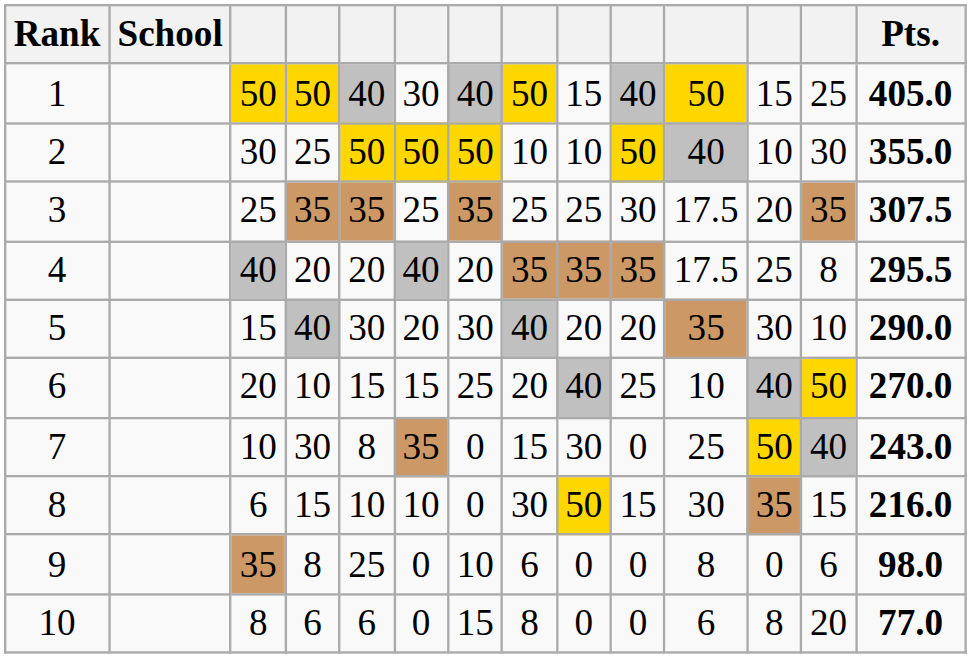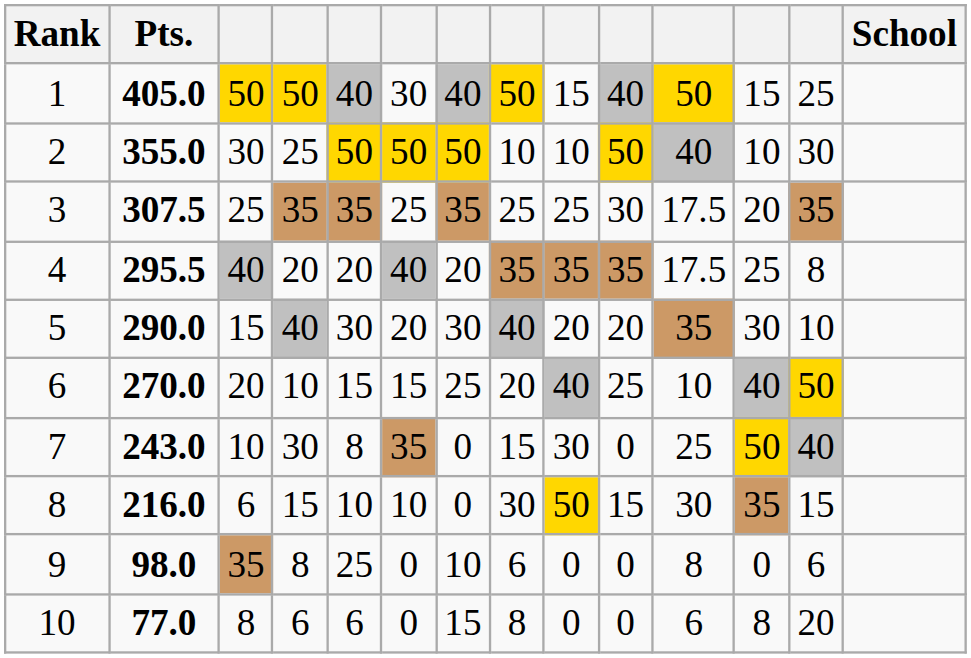columns swapped: (170, 33) <-> (911, 33)
